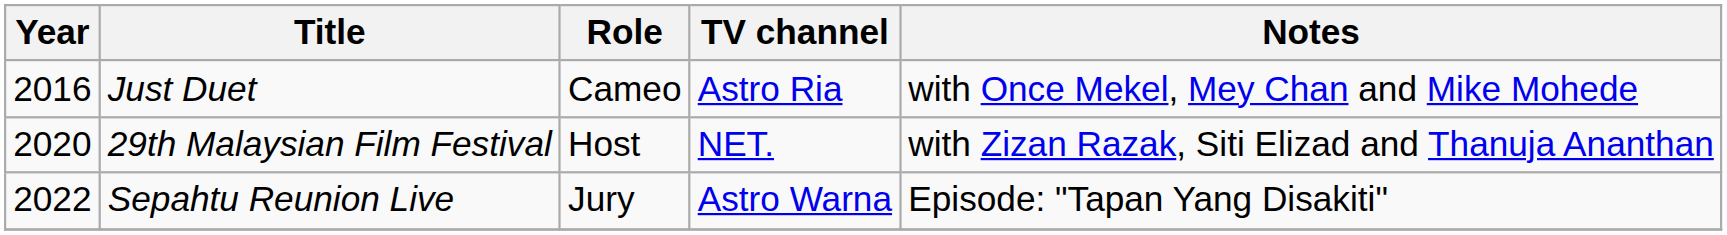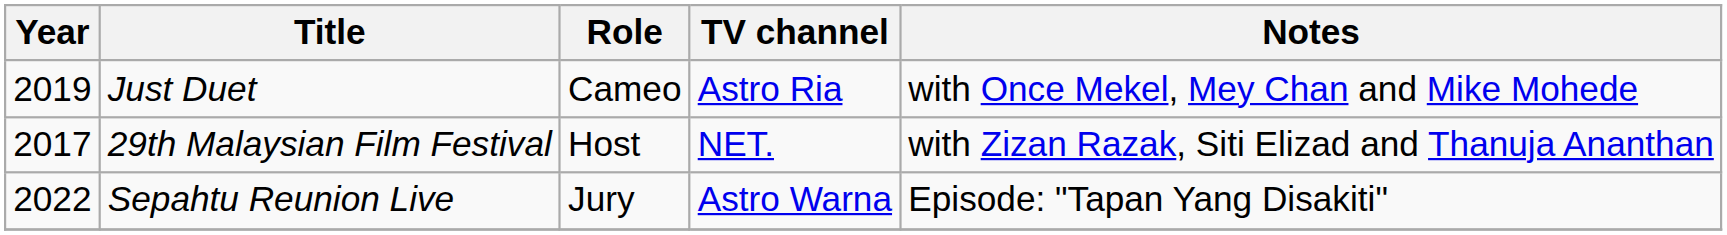(52, 88) 2016 -> (52, 88) 2019
(52, 144) 2020 -> (52, 144) 2017
